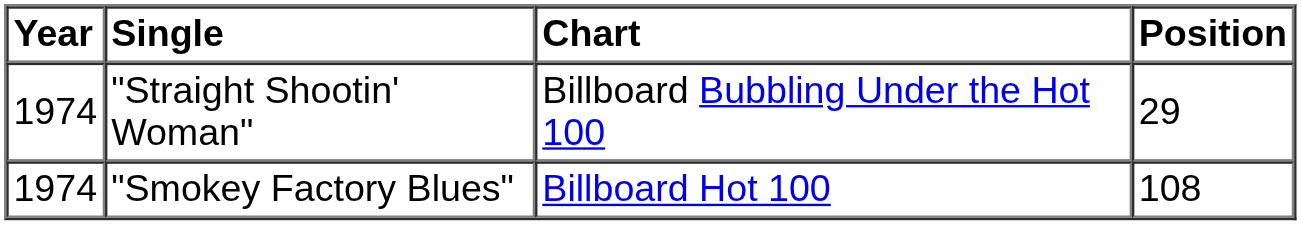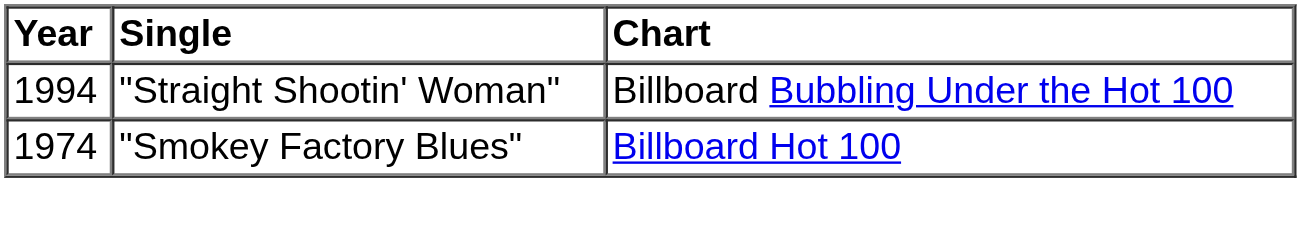- column: (1213, 33)
(55, 111) 1974 -> (55, 90) 1994
